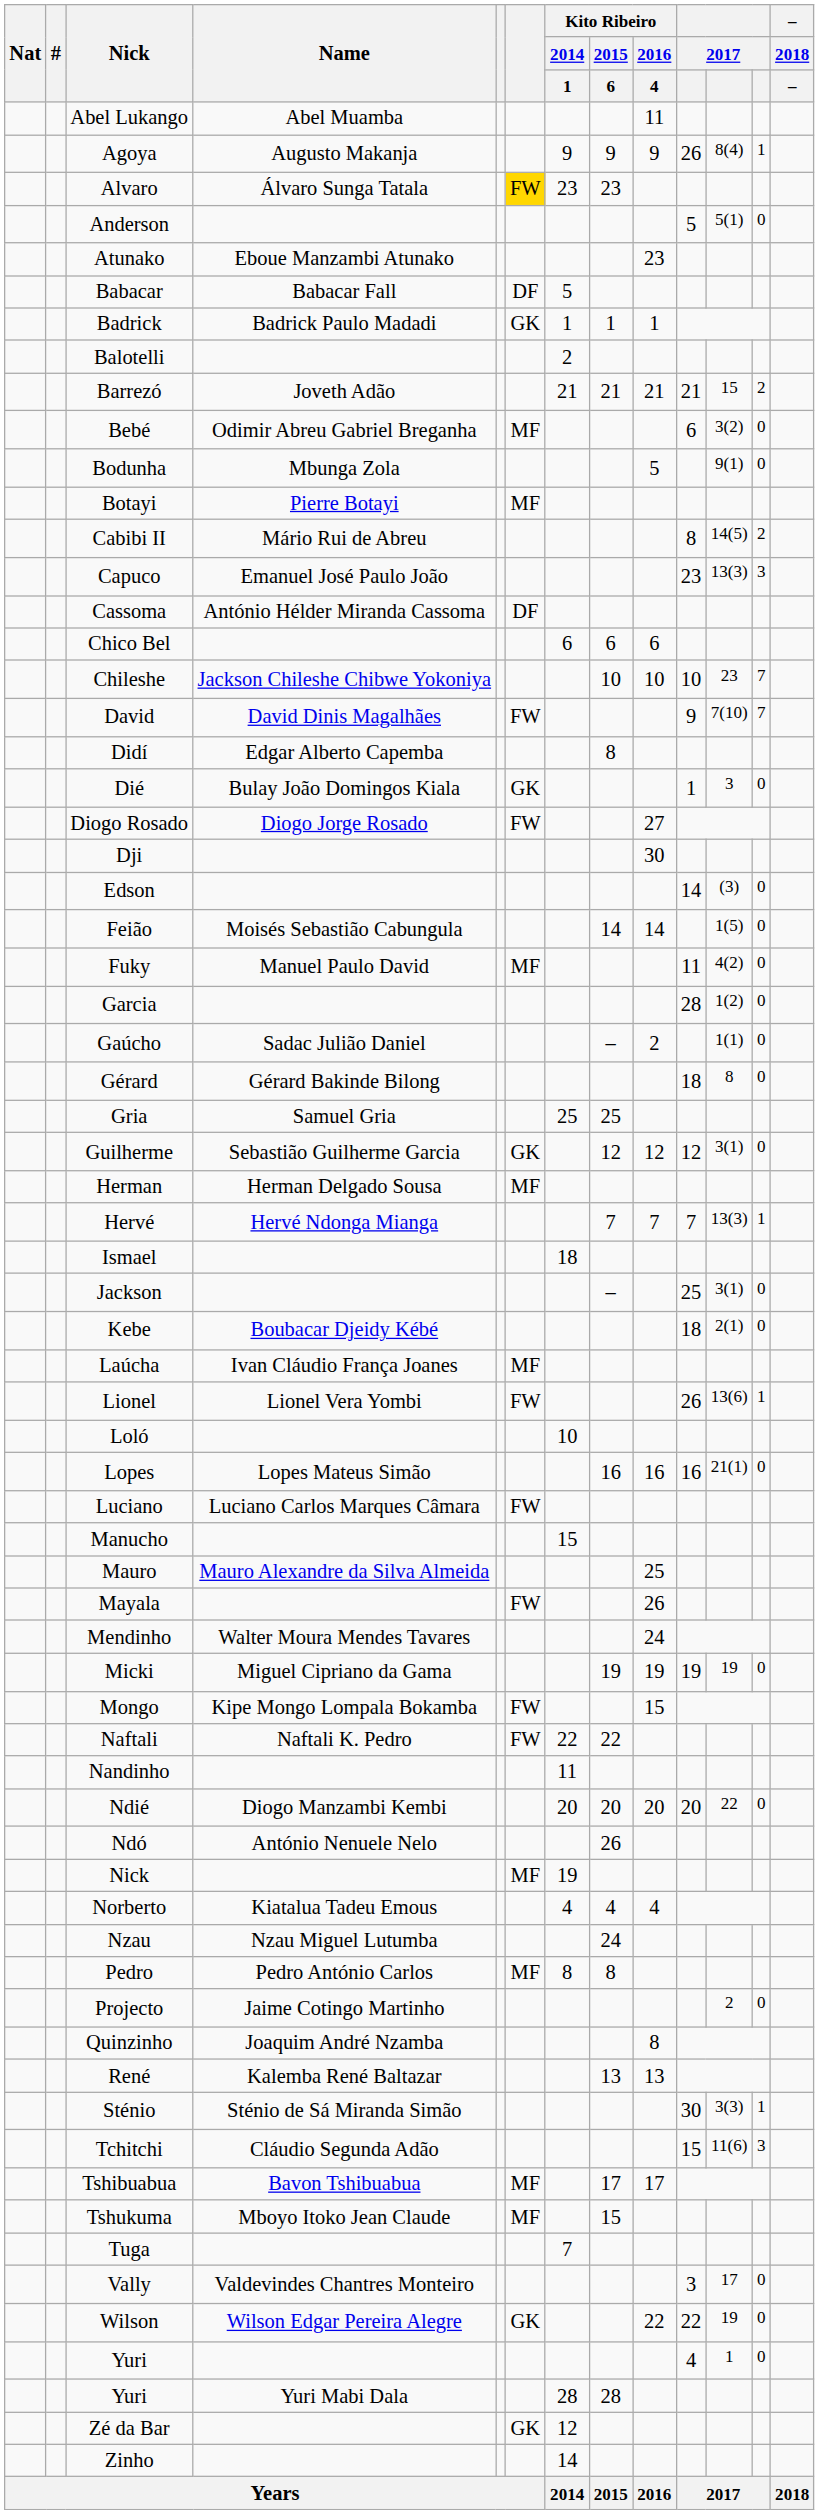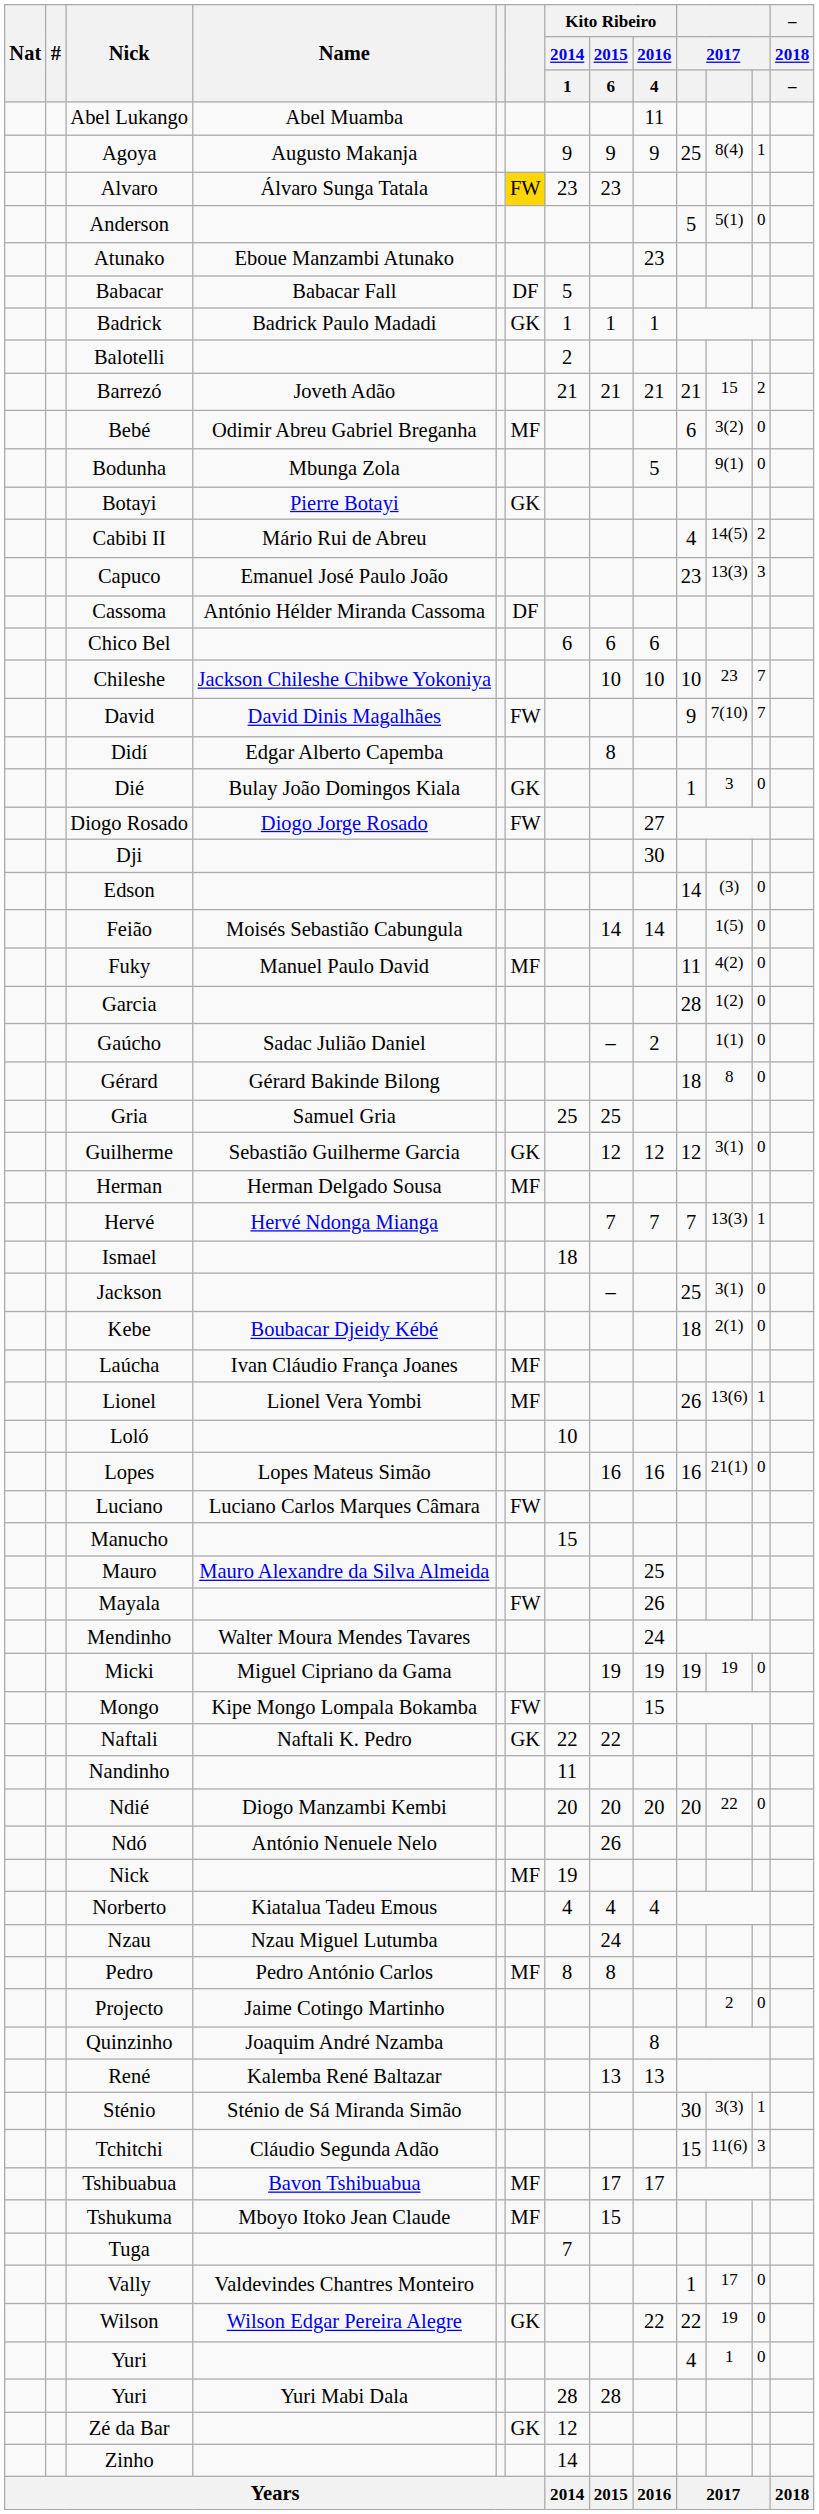(691, 153) 26 -> (691, 153) 25
(525, 503) MF -> (525, 503) GK
(691, 538) 8 -> (691, 538) 4
(525, 1401) FW -> (525, 1401) MF
(525, 1739) FW -> (525, 1739) GK
(691, 2284) 3 -> (691, 2284) 1
